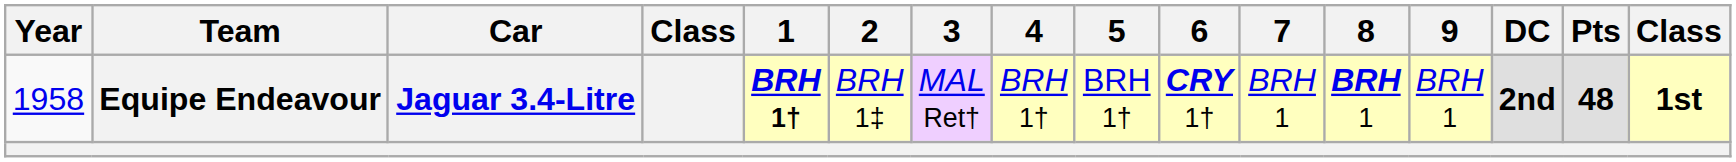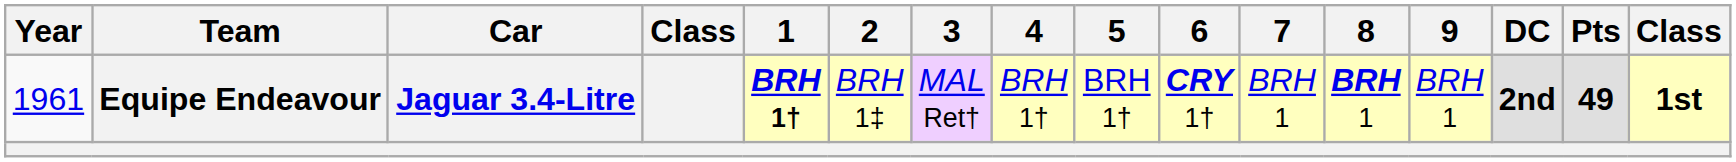(48, 98) 1958 -> (48, 98) 1961
(1596, 98) 48 -> (1596, 98) 49
